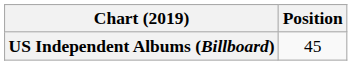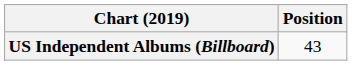(313, 45) 45 -> (313, 45) 43
